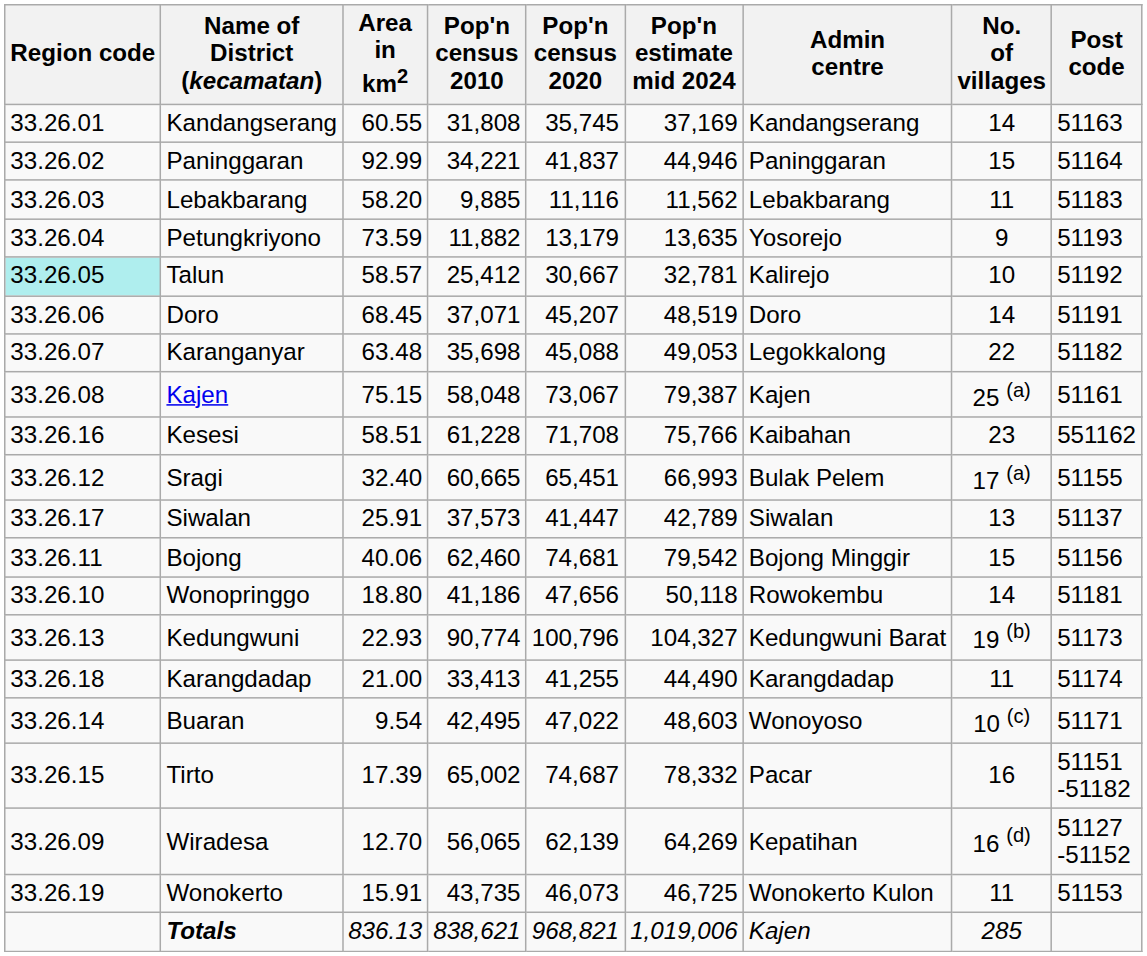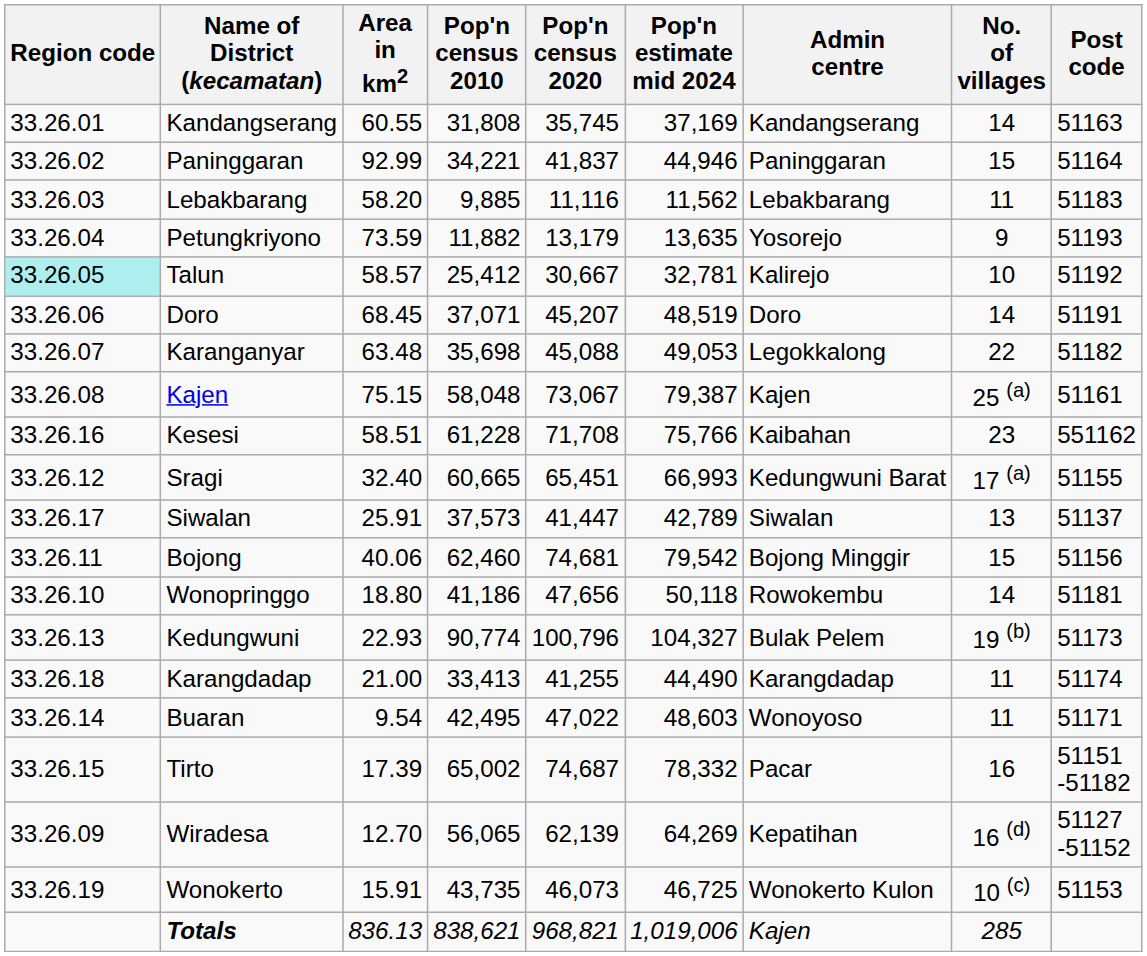(817, 477) Bulak Pelem -> (848, 477) Kedungwuni Barat
(848, 637) Kedungwuni Barat -> (817, 637) Bulak Pelem
(1002, 720) 10 (c) -> (1002, 717) 11
(1002, 893) 11 -> (1002, 889) 10 (c)
